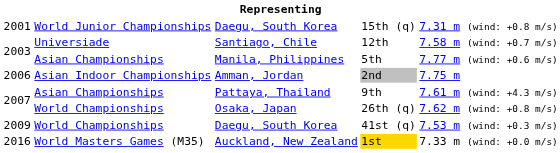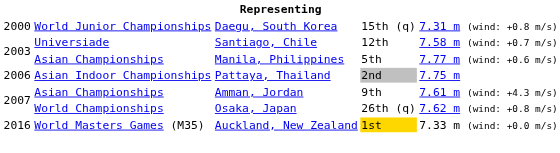(17, 26) 2001 -> (17, 26) 2000
(259, 75) Amman, Jordan -> (273, 75) Pattaya, Thailand
(273, 92) Pattaya, Thailand -> (259, 92) Amman, Jordan
- row: (389, 125)
